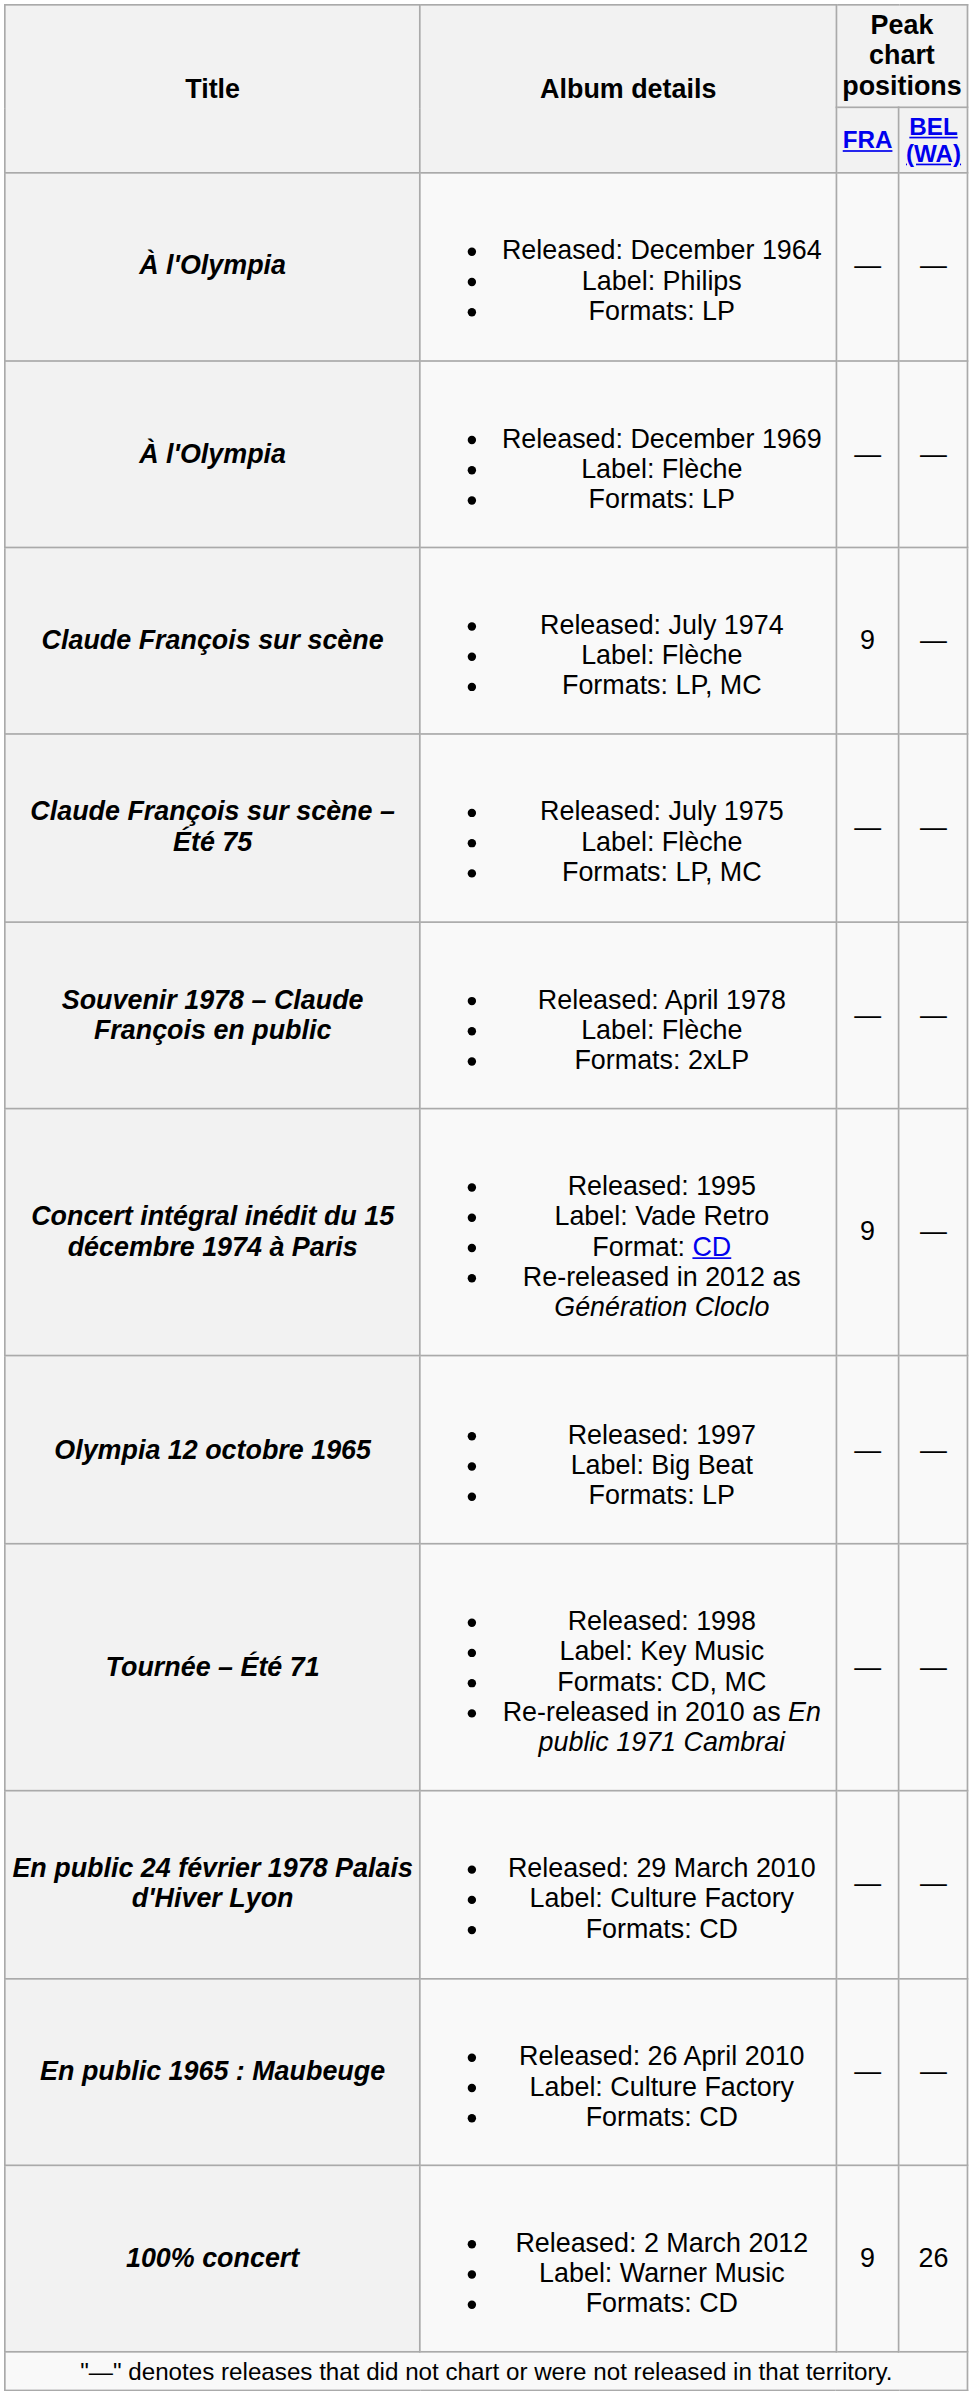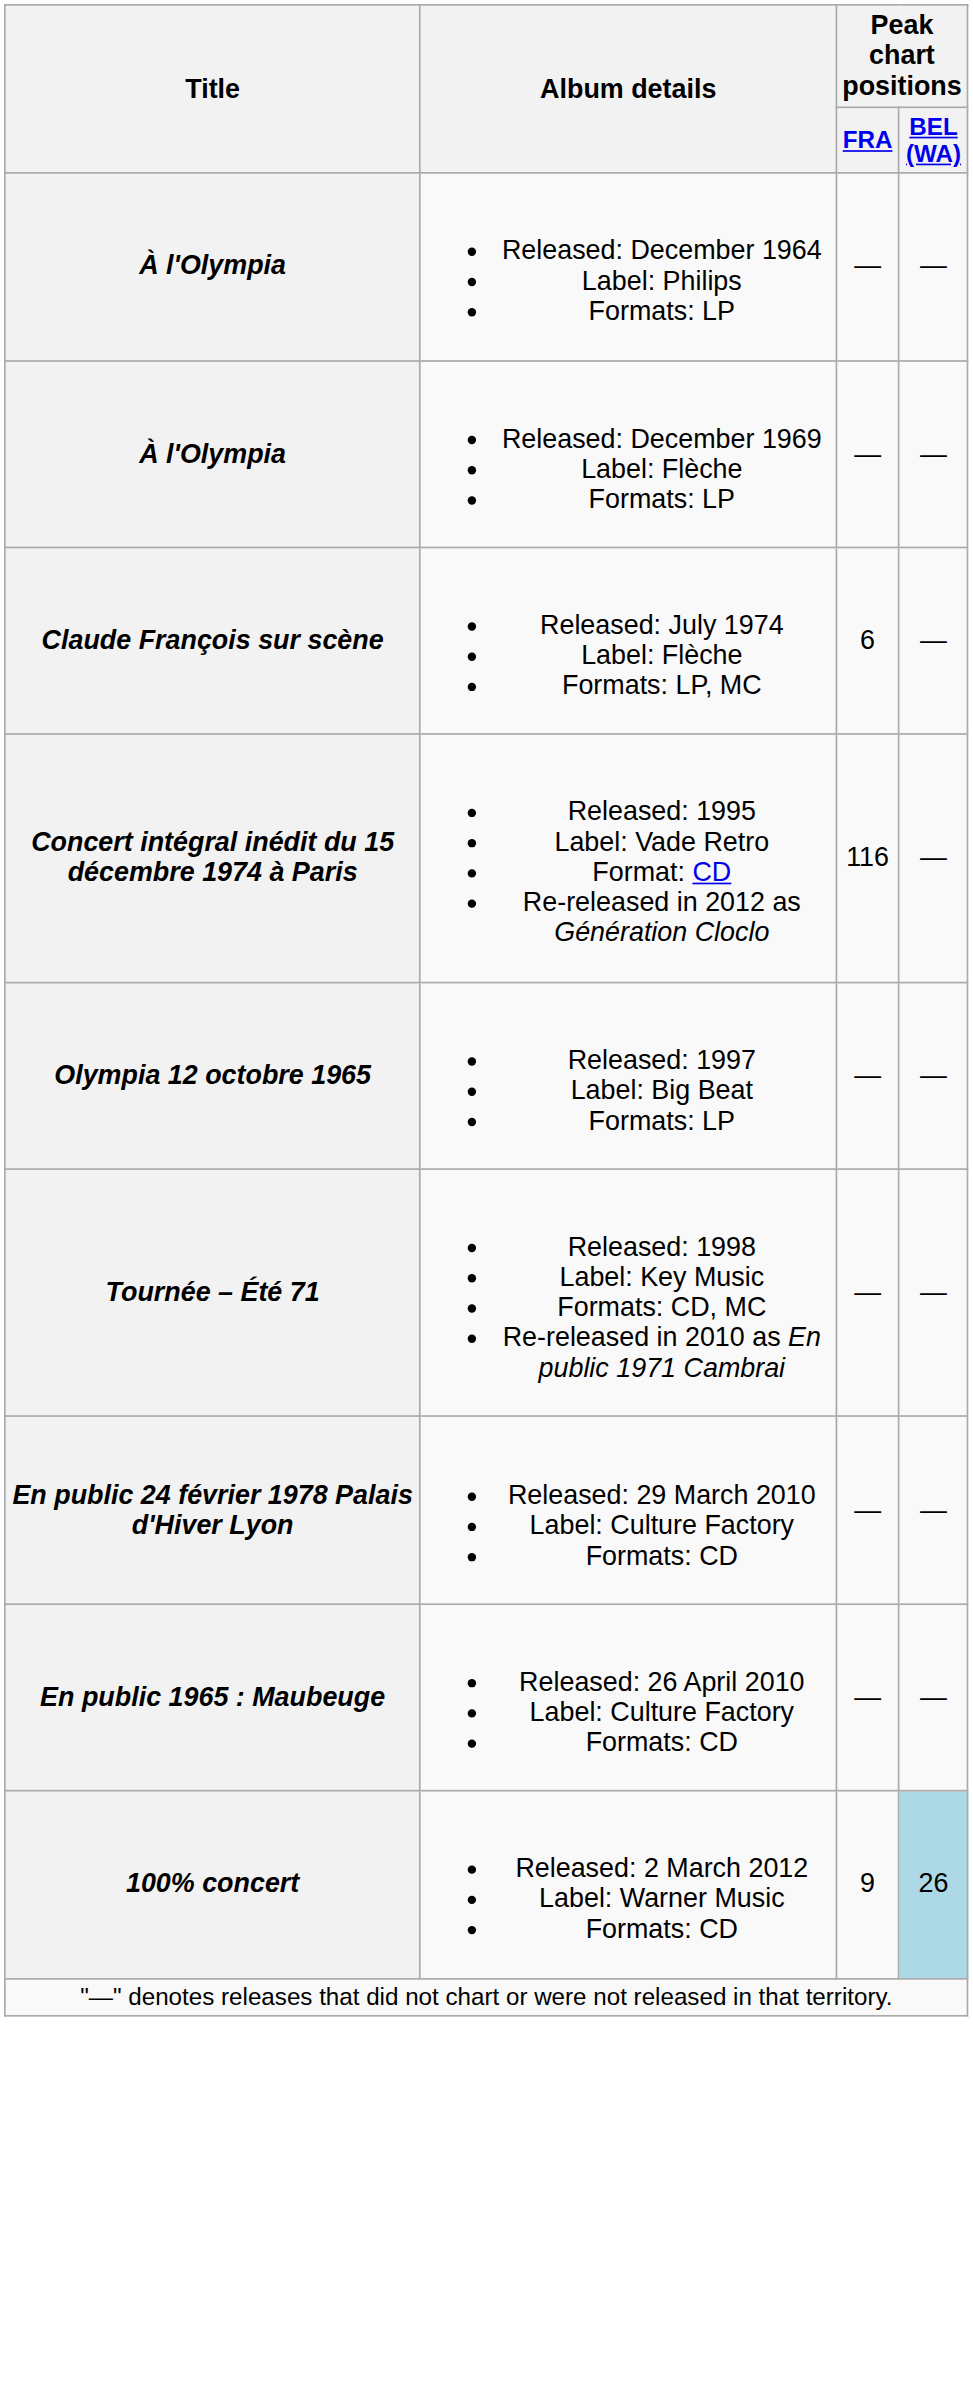(868, 640) 9 -> (868, 640) 6
- row: (213, 827)
- row: (213, 1014)
(868, 1232) 9 -> (868, 857) 116
(934, 2258) no background -> (934, 1884) lightblue background
